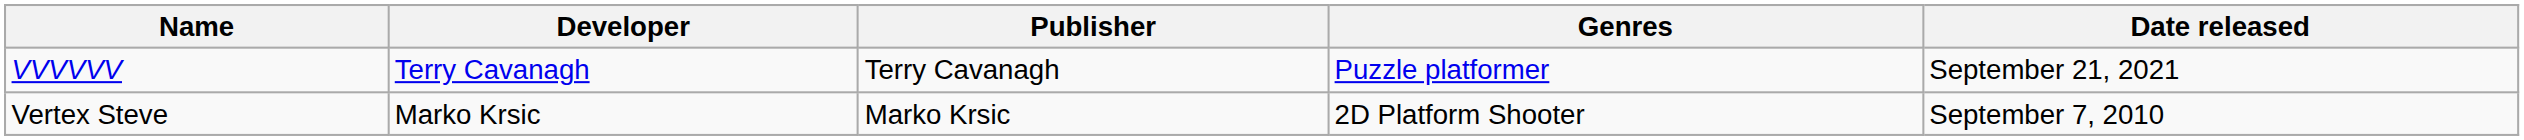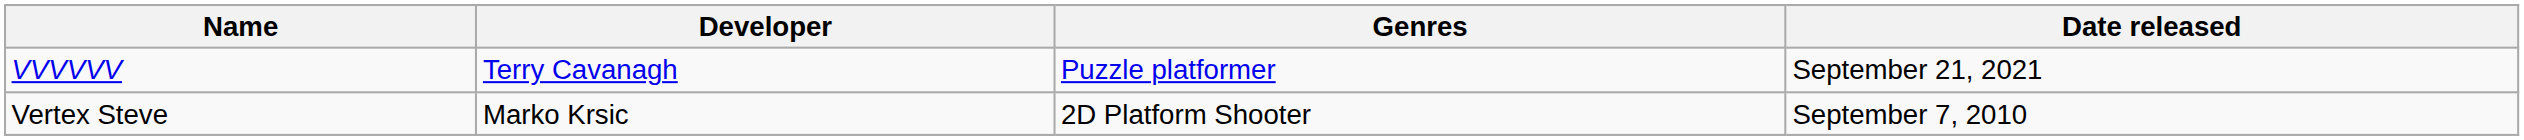- column: (1093, 26)
